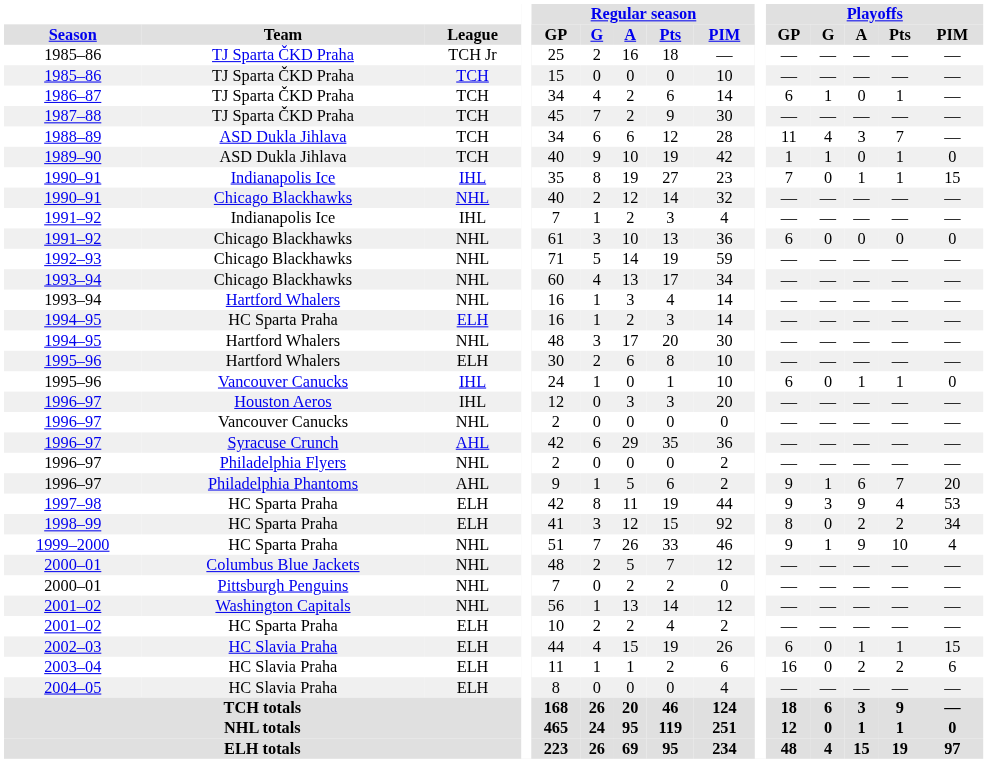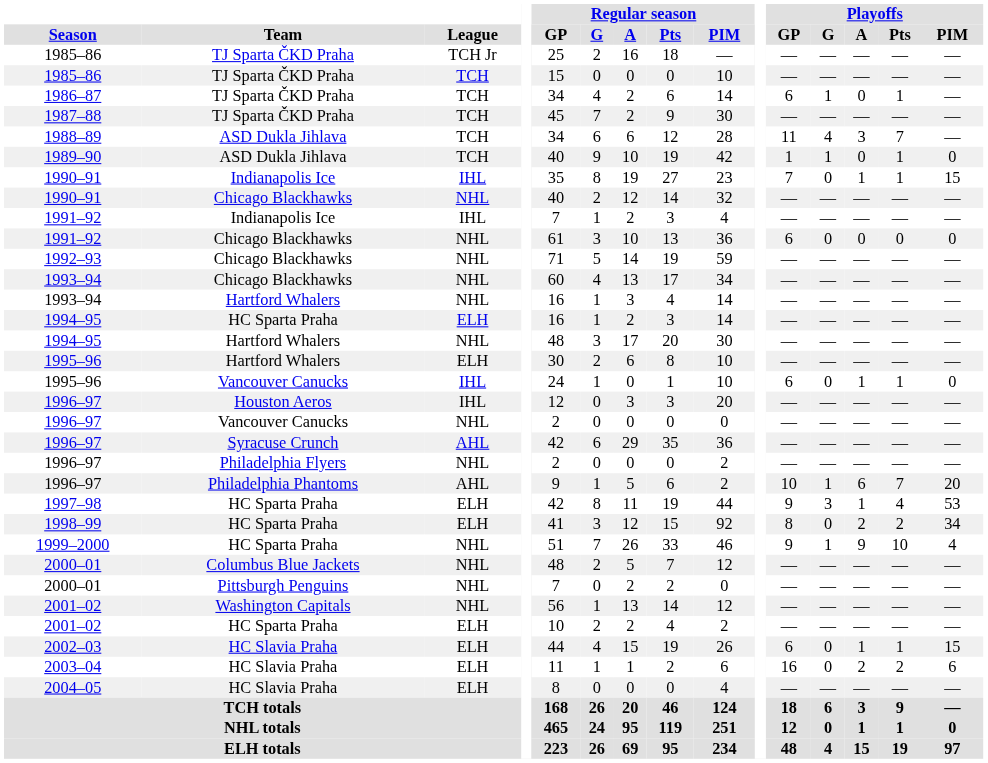(789, 483) 9 -> (789, 483) 10
(861, 503) 9 -> (861, 503) 1
